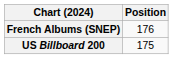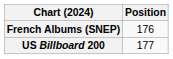(145, 45) 175 -> (145, 45) 177
